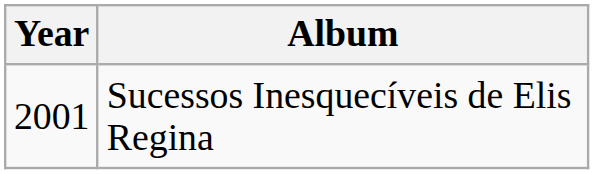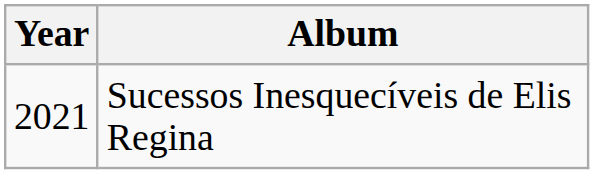(52, 115) 2001 -> (52, 115) 2021
